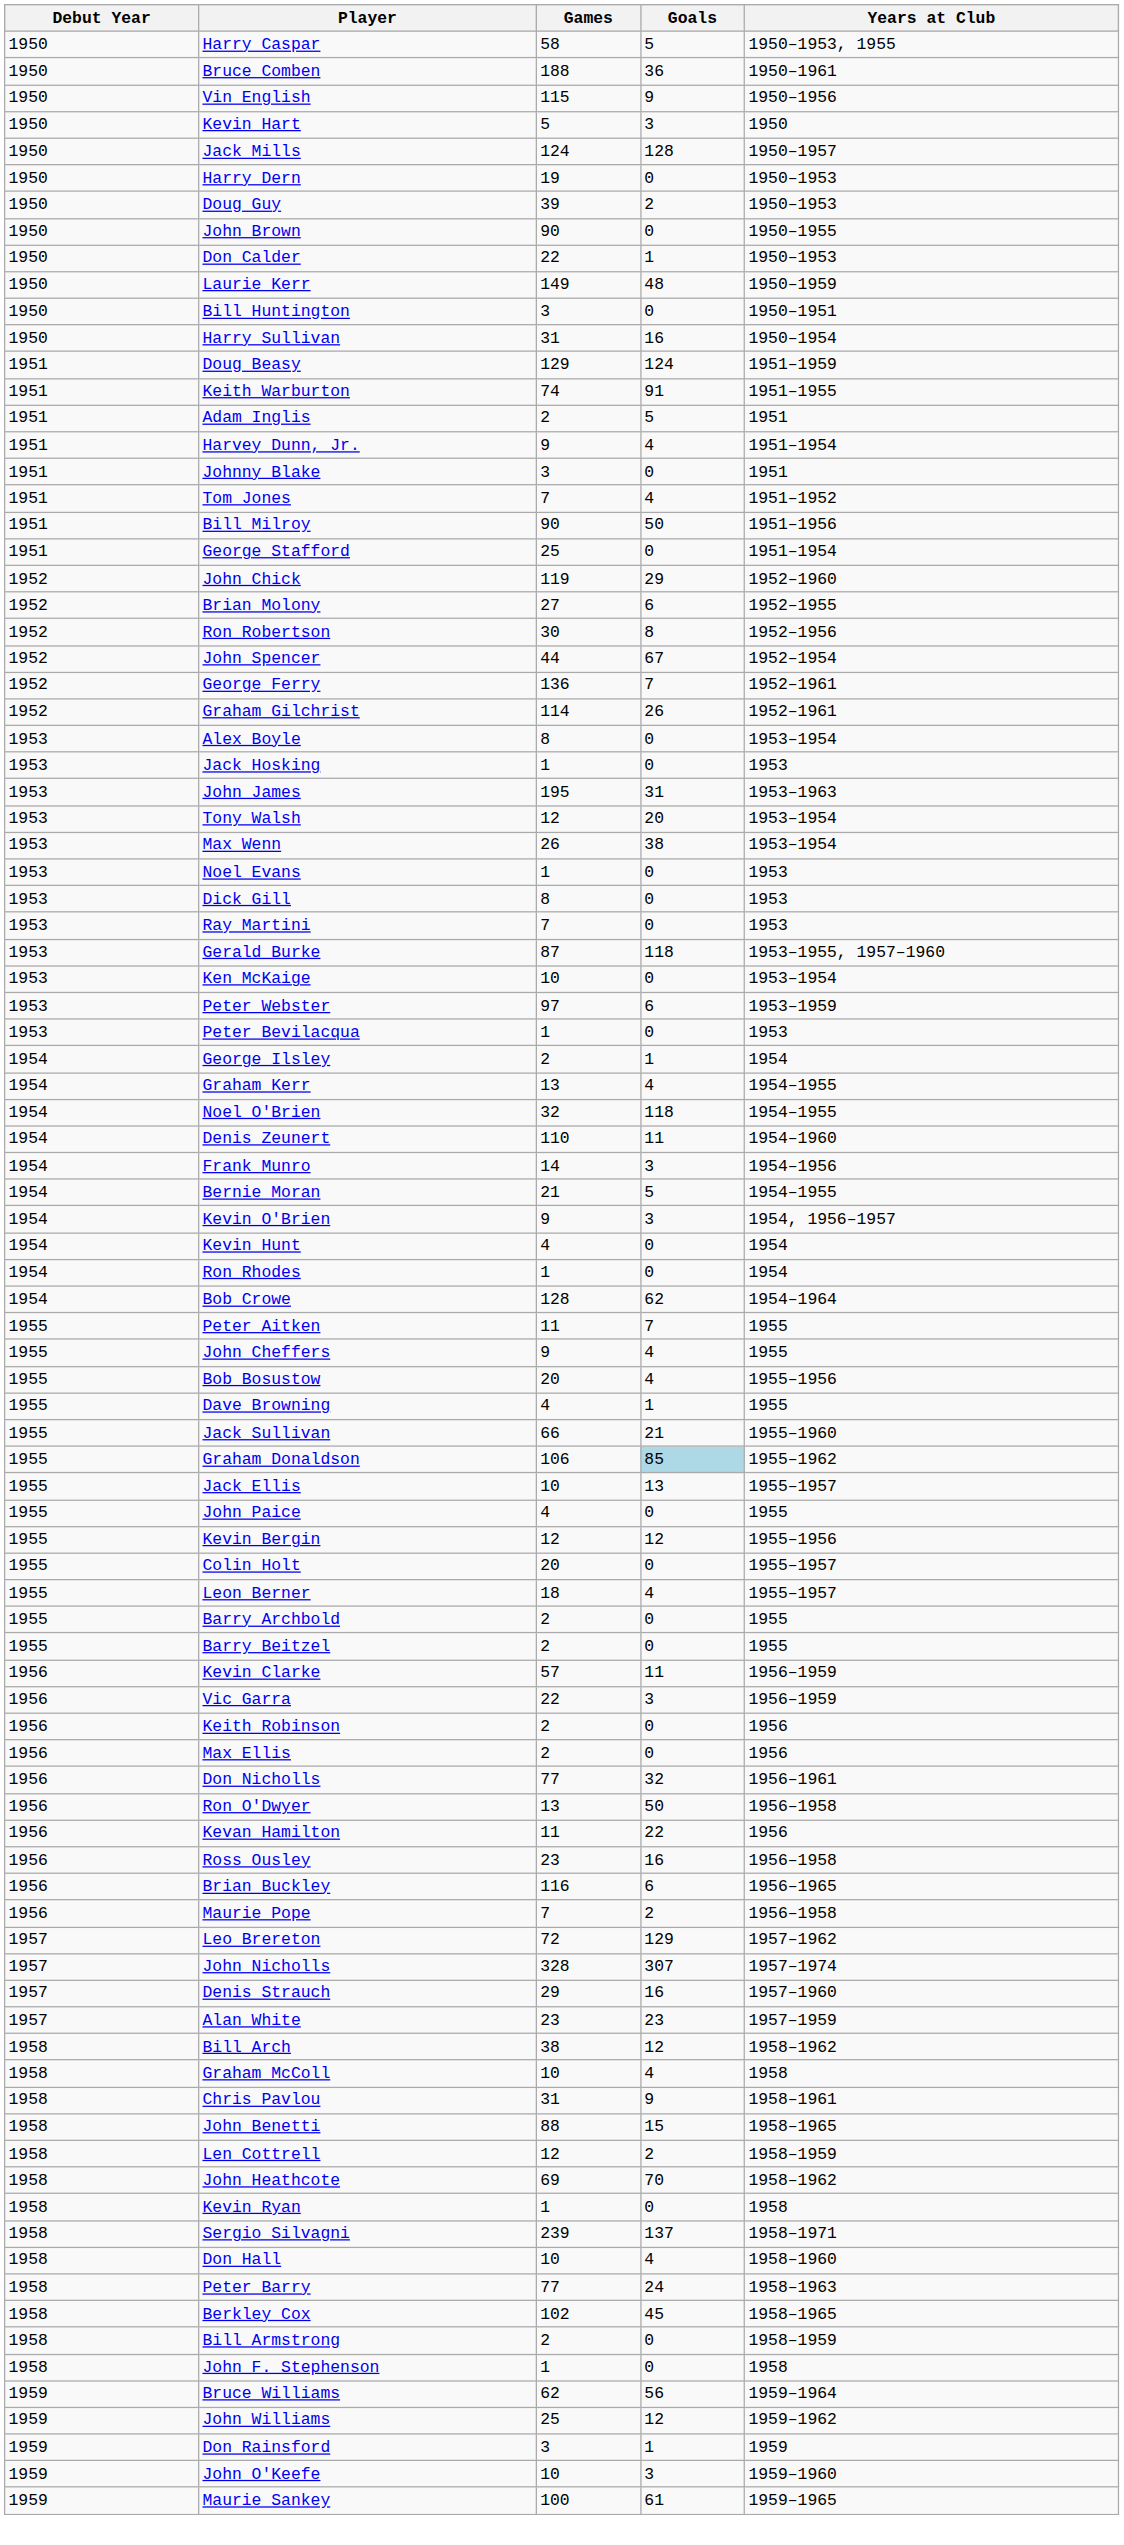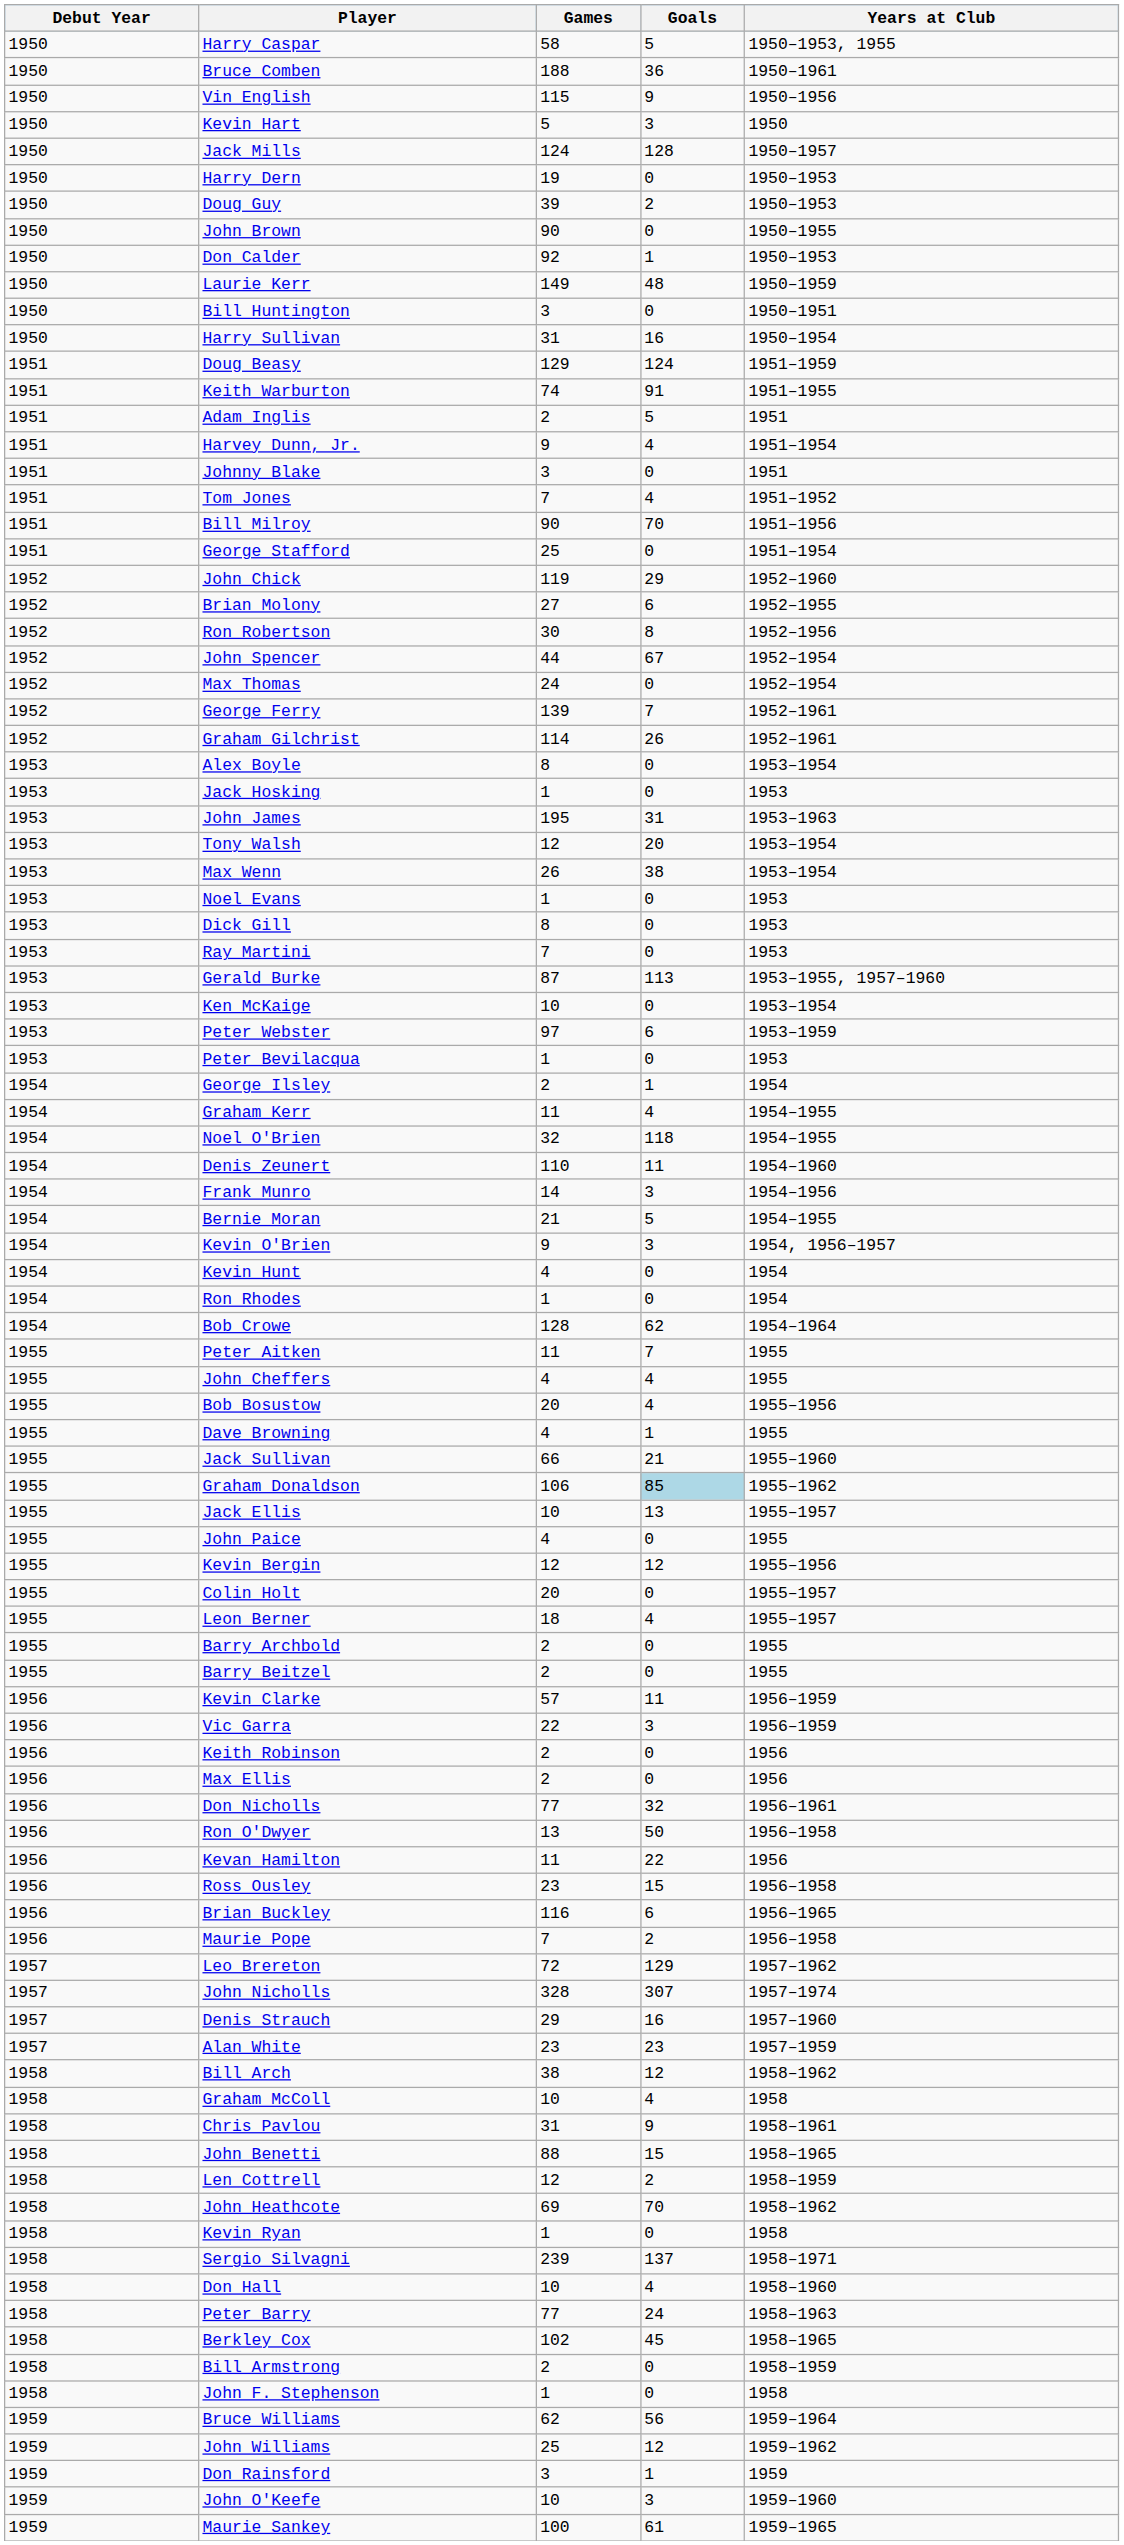(550, 258) 22 -> (550, 258) 92
(654, 525) 50 -> (654, 525) 70
+ row: (252, 685)
(555, 685) 136 -> (555, 712) 139
(659, 952) 118 -> (659, 979) 113
(550, 1086) 13 -> (550, 1113) 11
(545, 1353) 9 -> (545, 1379) 4
(654, 1860) 16 -> (654, 1887) 15
